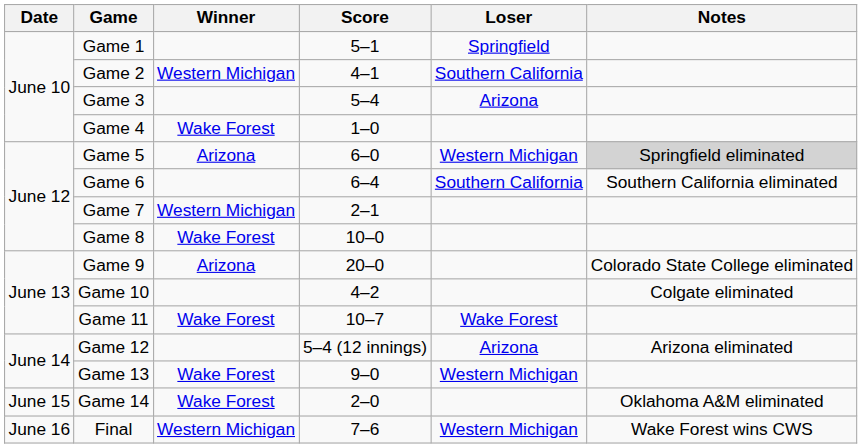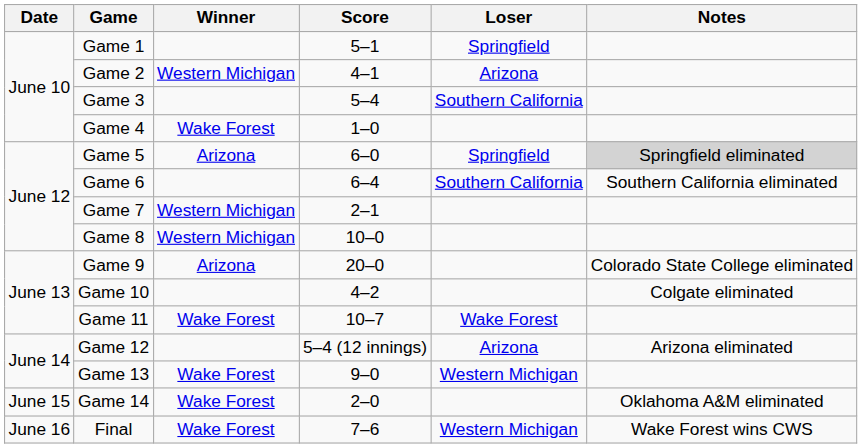(509, 73) Southern California -> (509, 73) Arizona
(509, 100) Arizona -> (509, 100) Southern California
(509, 155) Western Michigan -> (509, 155) Springfield
(226, 237) Wake Forest -> (226, 237) Western Michigan
(226, 429) Western Michigan -> (226, 429) Wake Forest
